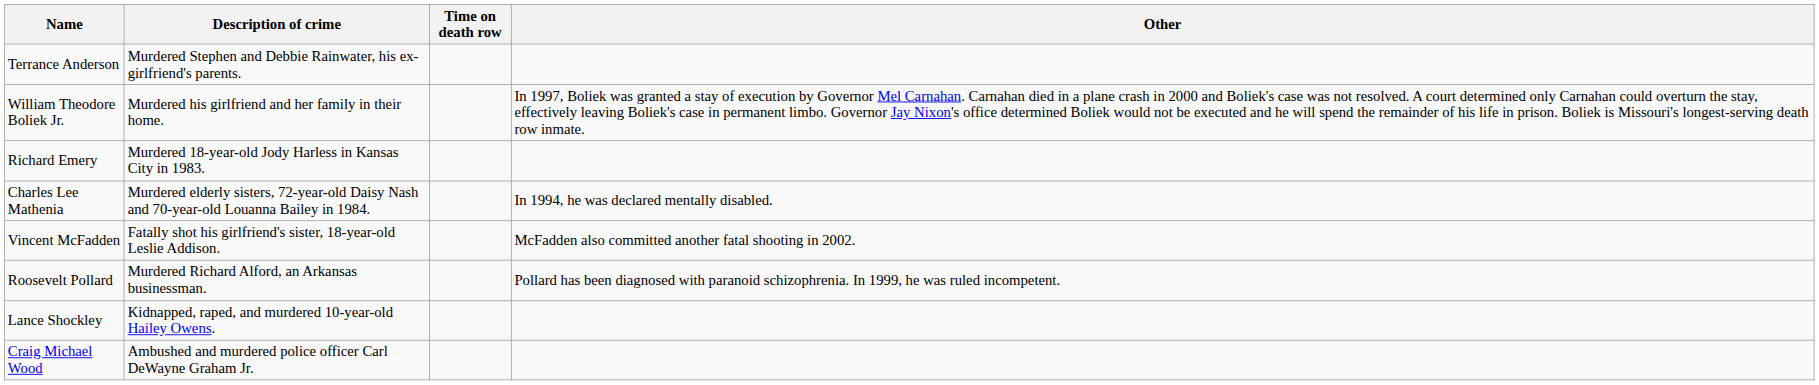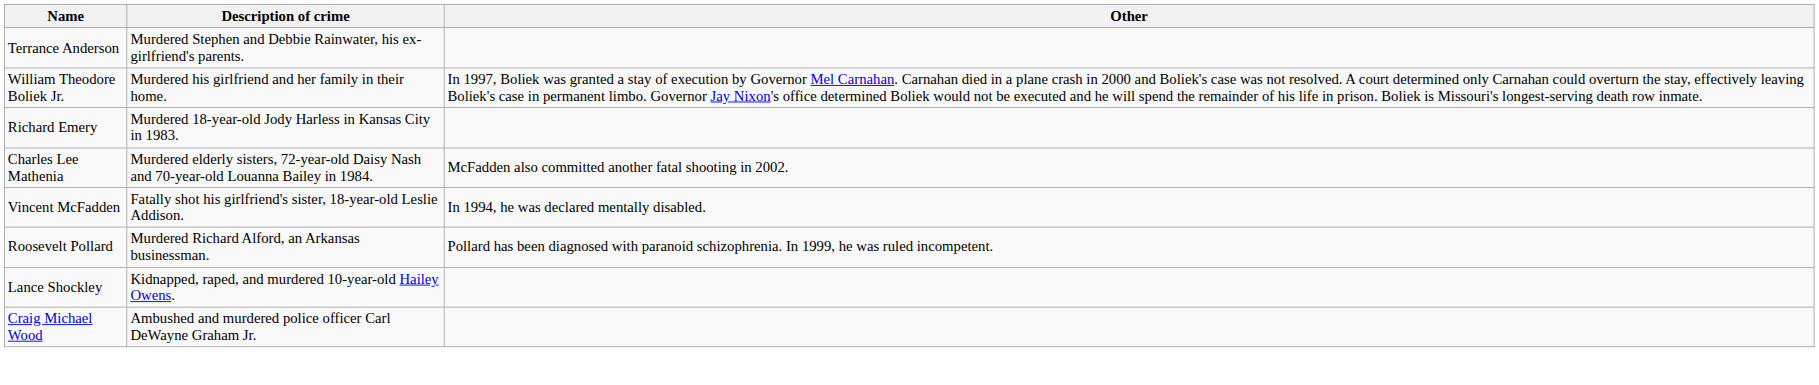- column: (470, 24)
(644, 200) In 1994, he was declared mentally disabled. -> (618, 167) McFadden also committed another fatal shooting in 2002.
(685, 240) McFadden also committed another fatal shooting in 2002. -> (577, 207) In 1994, he was declared mentally disabled.
